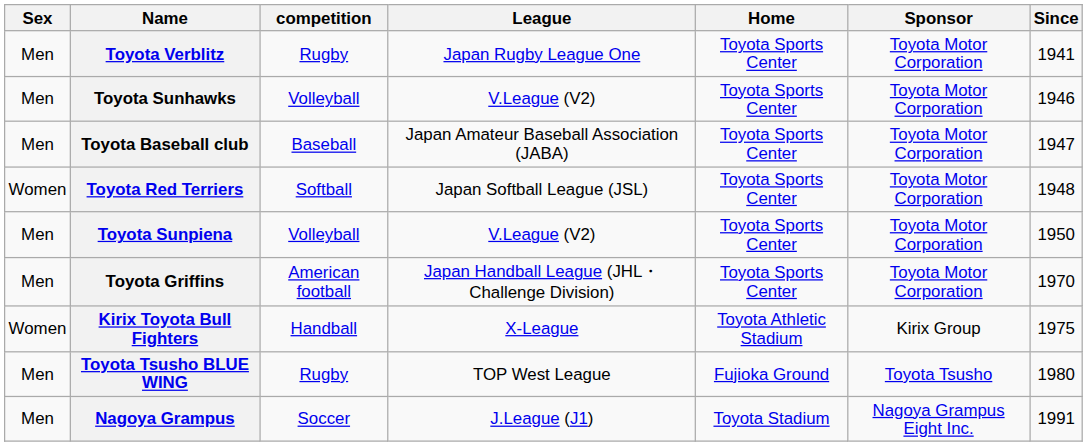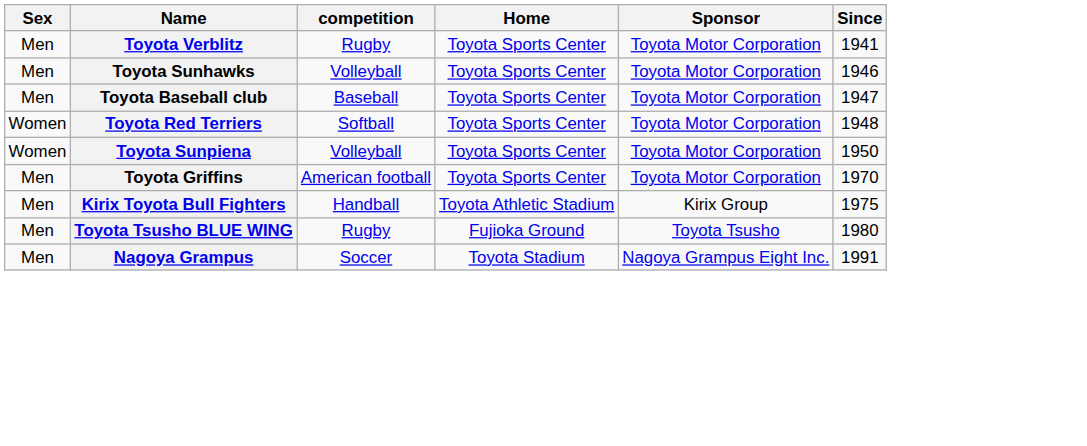- column: (542, 18)
(37, 234) Men -> (37, 150) Women
(37, 328) Women -> (37, 204) Men
